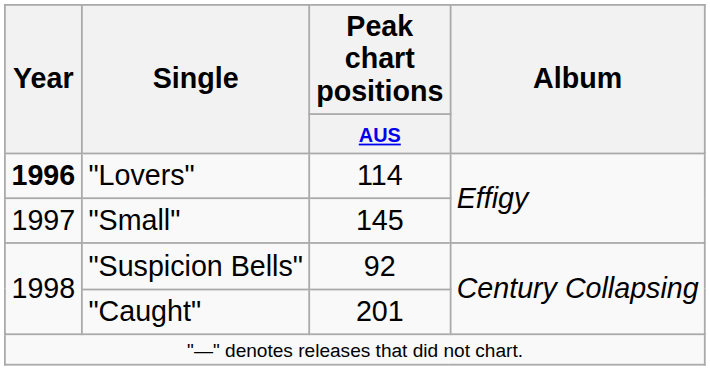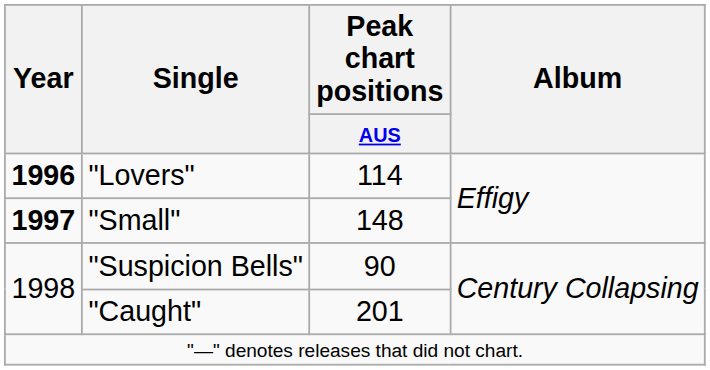(43, 220) normal -> (43, 220) bold
(380, 220) 145 -> (380, 220) 148
(380, 266) 92 -> (380, 266) 90
